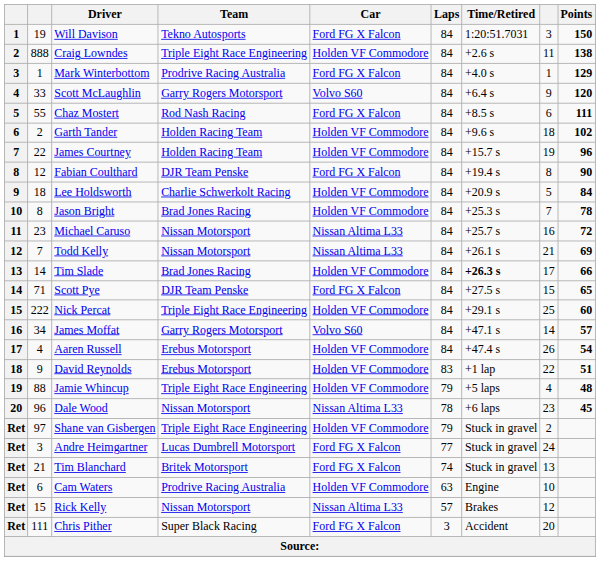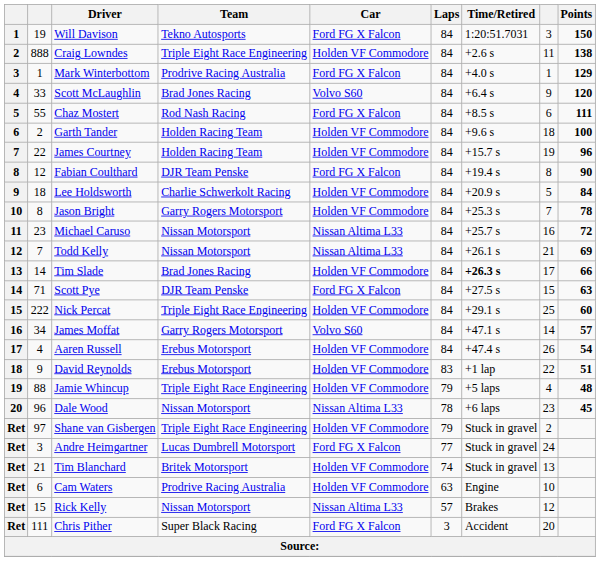(222, 93) Garry Rogers Motorsport -> (206, 93) Brad Jones Racing
(583, 133) 102 -> (583, 133) 100
(206, 211) Brad Jones Racing -> (222, 211) Garry Rogers Motorsport
(586, 290) 65 -> (586, 290) 63
(357, 468) Ford FG X Falcon -> (371, 468) Holden VF Commodore
